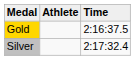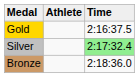(106, 47) no background -> (109, 47) lightgreen background
+ row: (24, 64)
